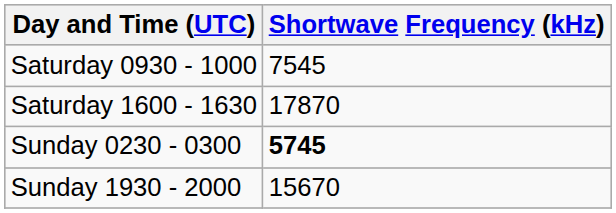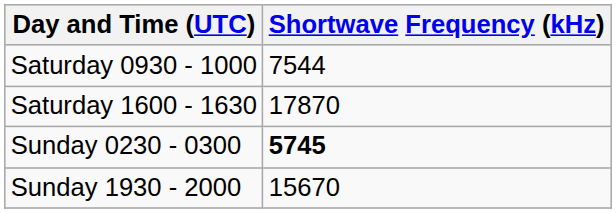(297, 65) 7545 -> (297, 65) 7544
